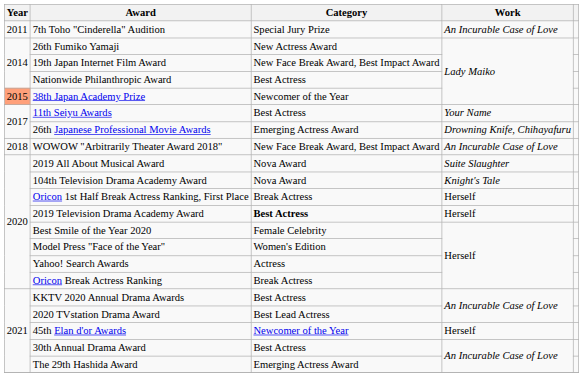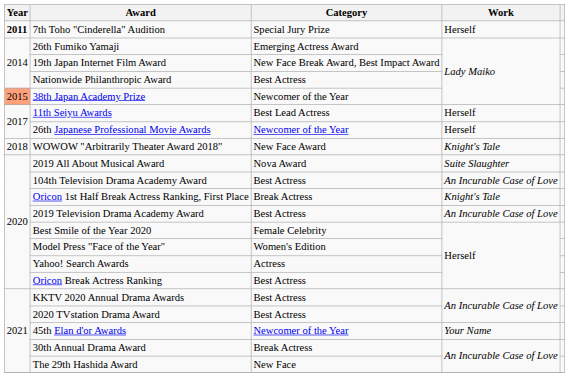(17, 29) normal -> (17, 29) bold
(501, 29) An Incurable Case of Love -> (460, 29) Herself
(295, 46) New Actress Award -> (306, 46) Emerging Actress Award
(280, 113) Best Actress -> (292, 113) Best Lead Actress
(468, 113) Your Name -> (460, 113) Herself
(306, 130) Emerging Actress Award -> (301, 130) Newcomer of the Year
(508, 130) Drowning Knife, Chihayafuru -> (460, 130) Herself
(346, 146) New Face Break Award, Best Impact Award -> (290, 146) New Face Award
(501, 146) An Incurable Case of Love -> (472, 146) Knight's Tale
(280, 180) Nova Award -> (280, 180) Best Actress
(472, 180) Knight's Tale -> (501, 180) An Incurable Case of Love
(460, 197) Herself -> (472, 197) Knight's Tale
(281, 213) bold -> (280, 213) normal
(460, 213) Herself -> (501, 213) An Incurable Case of Love
(283, 280) Break Actress -> (280, 280) Best Actress
(292, 314) Best Lead Actress -> (280, 314) Best Actress
(460, 331) Herself -> (468, 331) Your Name
(280, 347) Best Actress -> (283, 347) Break Actress
(306, 364) Emerging Actress Award -> (275, 364) New Face
